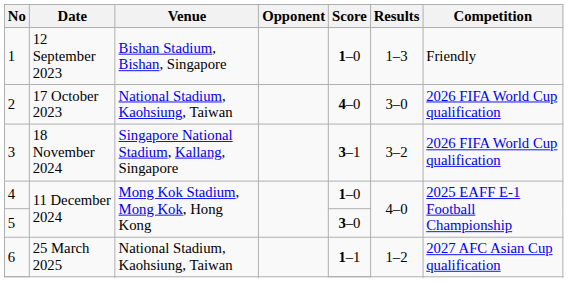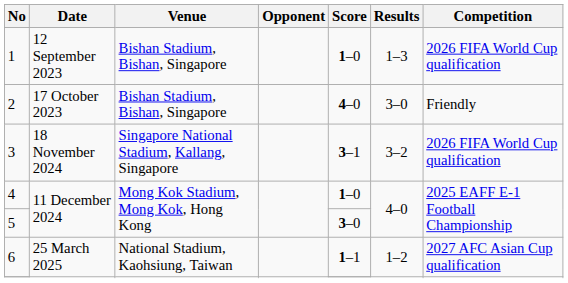(451, 56) Friendly -> (492, 56) 2026 FIFA World Cup qualification
(176, 104) National Stadium, Kaohsiung, Taiwan -> (173, 104) Bishan Stadium, Bishan, Singapore
(492, 104) 2026 FIFA World Cup qualification -> (451, 104) Friendly
